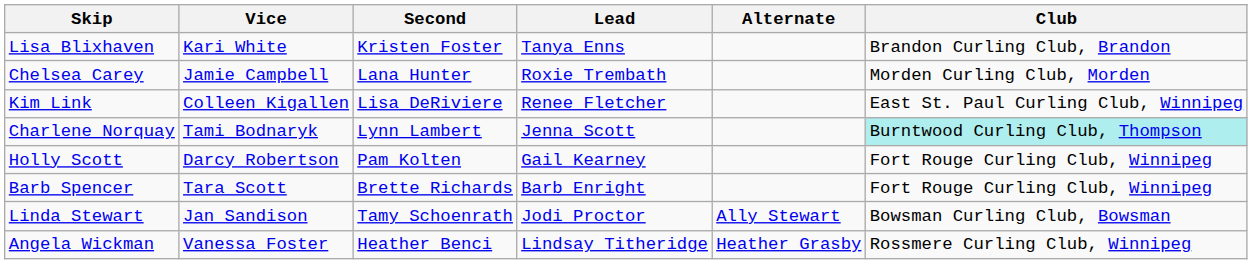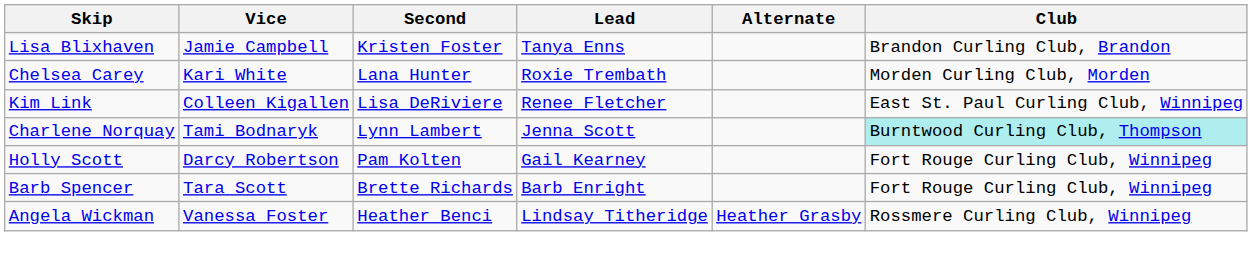(235, 47) Kari White -> (256, 47) Jamie Campbell
(256, 75) Jamie Campbell -> (235, 75) Kari White
- row: (76, 216)
